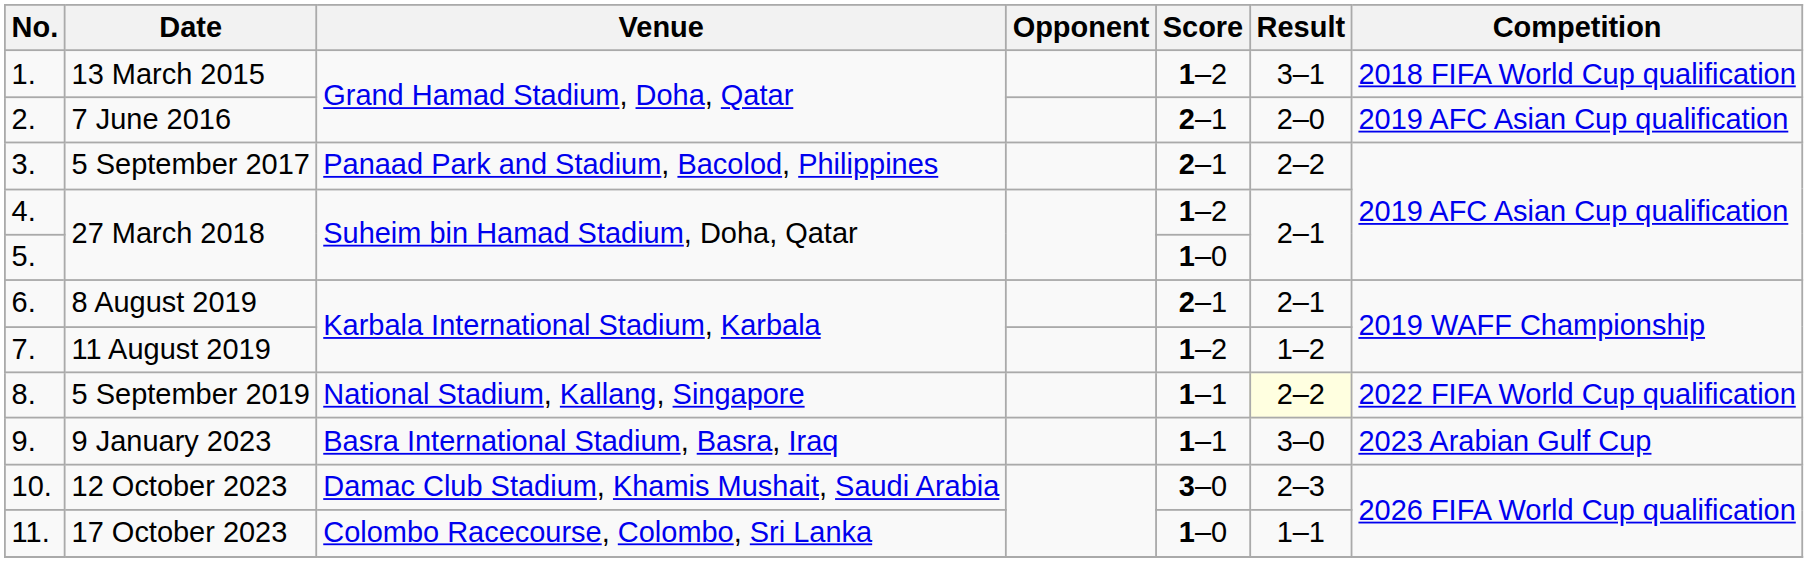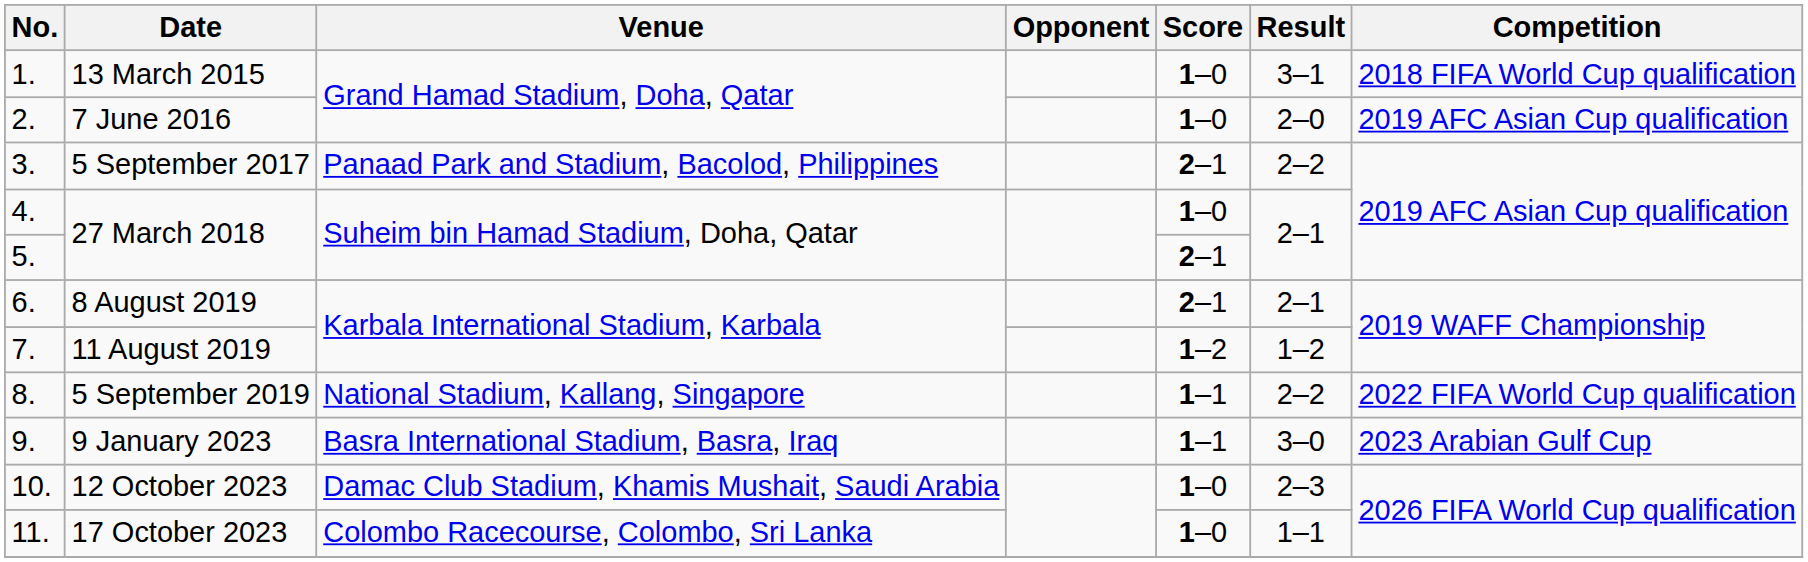(1203, 73) 1–2 -> (1203, 73) 1–0
(1203, 119) 2–1 -> (1203, 119) 1–0
(1203, 211) 1–2 -> (1203, 211) 1–0
(1203, 257) 1–0 -> (1203, 257) 2–1
(1301, 394) lightyellow background -> (1301, 394) no background
(1203, 486) 3–0 -> (1203, 486) 1–0
